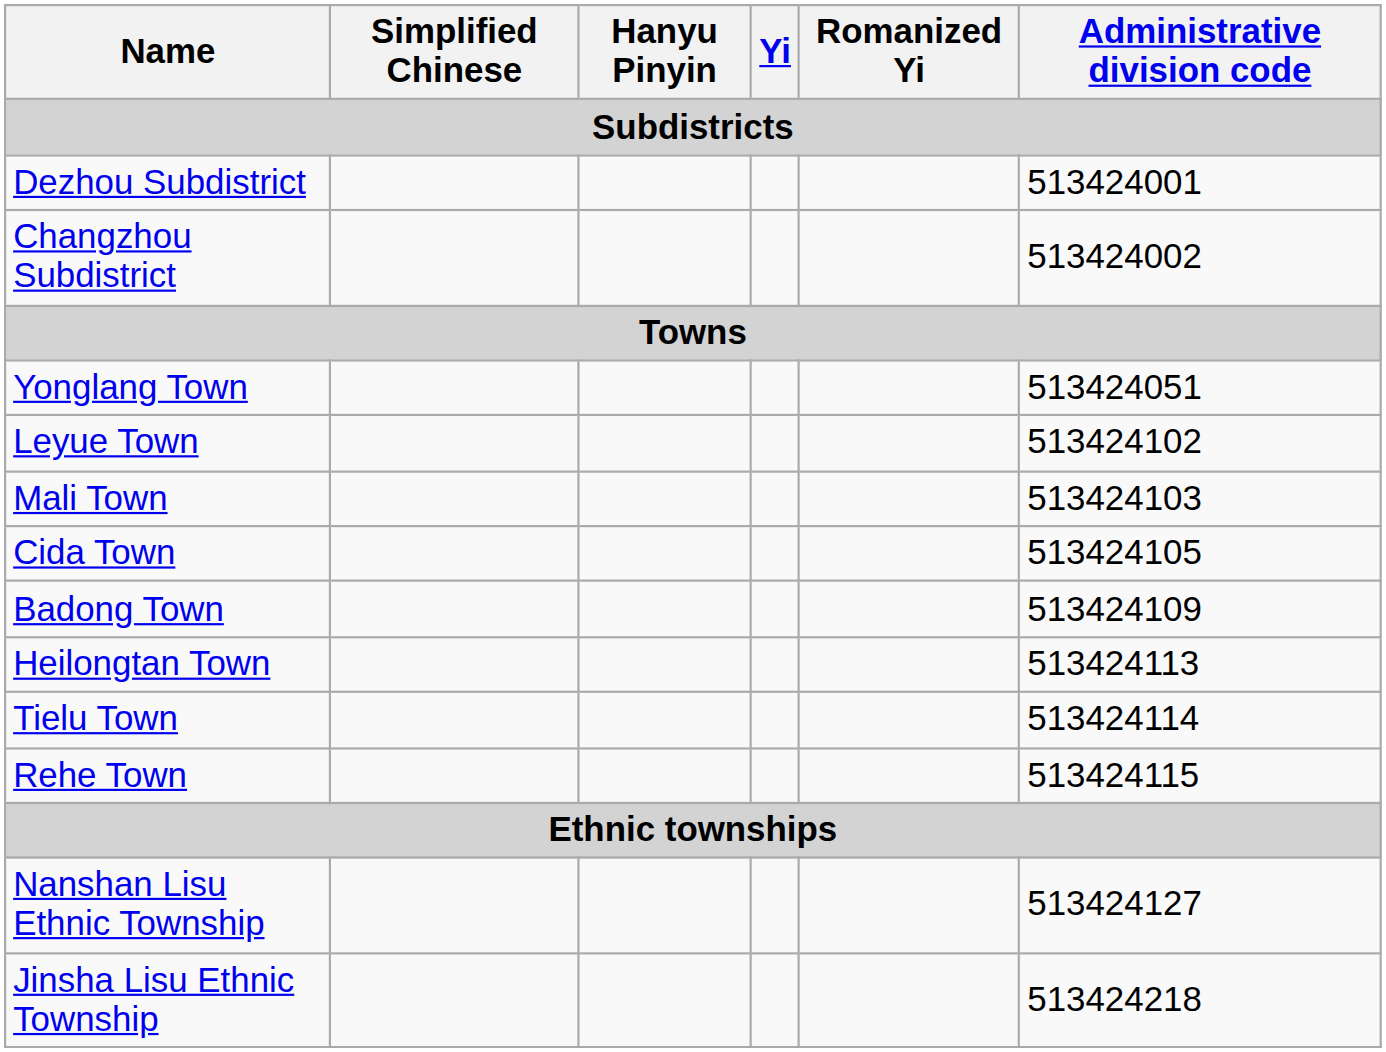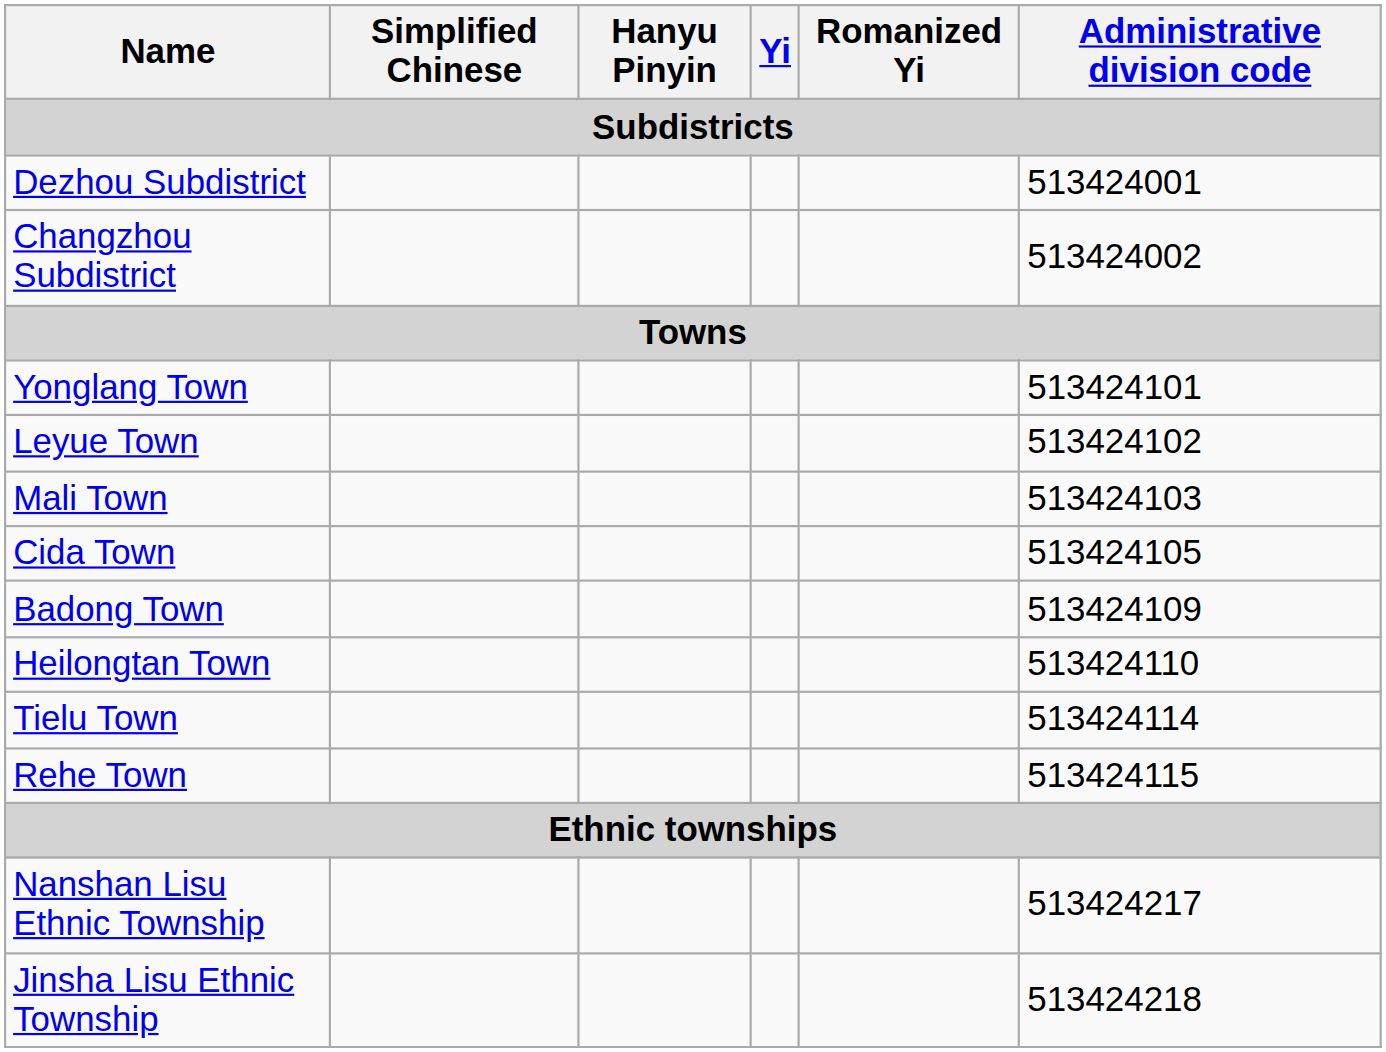(1115, 387) 513424051 -> (1115, 387) 513424101
(1113, 663) 513424113 -> (1113, 663) 513424110
(1115, 904) 513424127 -> (1115, 904) 513424217
